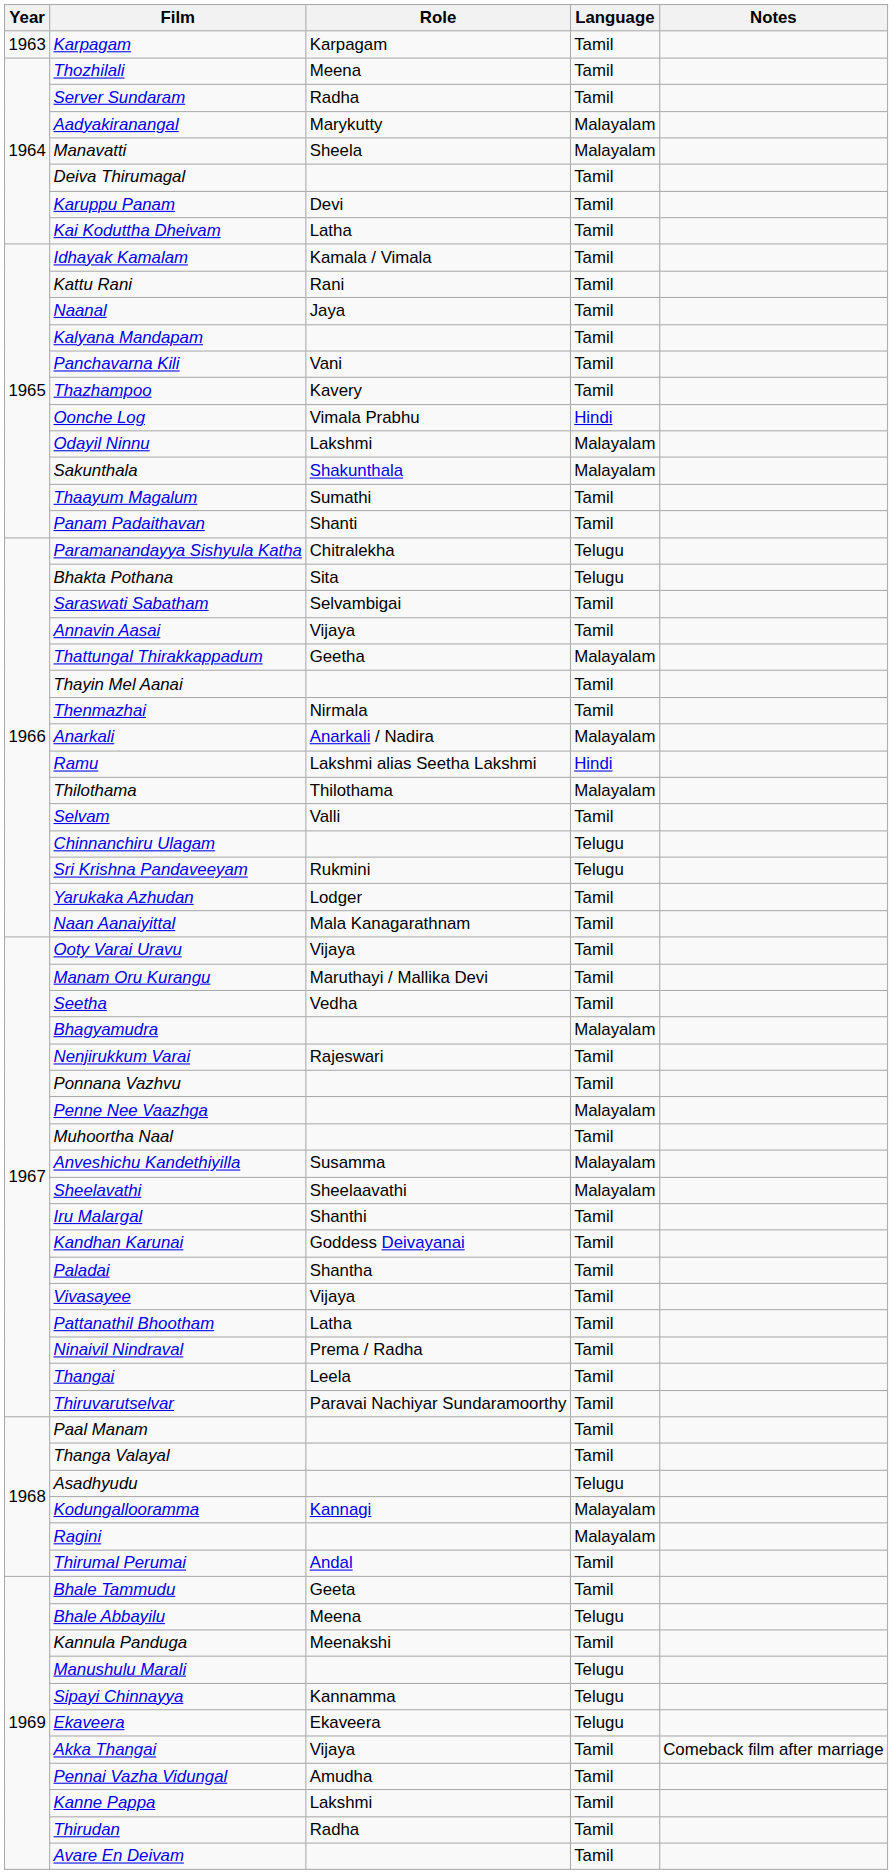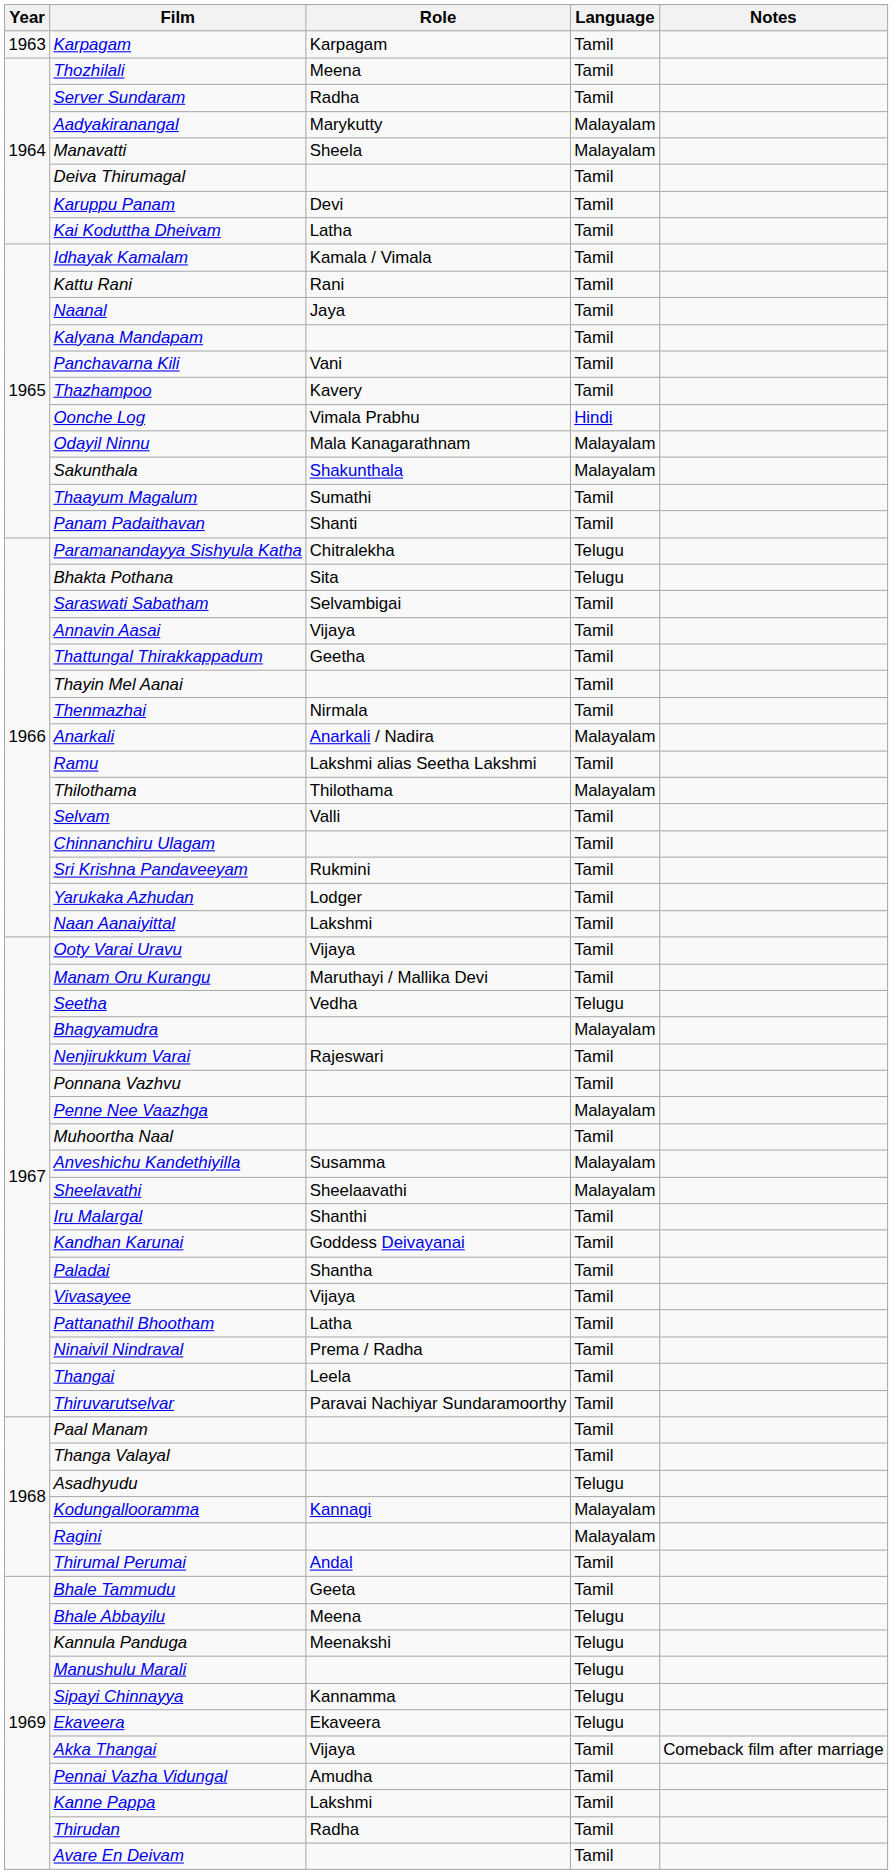(341, 444) Lakshmi -> (390, 444) Mala Kanagarathnam
(615, 657) Malayalam -> (594, 657) Tamil
(593, 763) Hindi -> (594, 763) Tamil
(599, 843) Telugu -> (594, 843) Tamil
(599, 870) Telugu -> (594, 870) Tamil
(390, 923) Mala Kanagarathnam -> (341, 923) Lakshmi
(594, 1003) Tamil -> (599, 1003) Telugu
(594, 1643) Tamil -> (599, 1643) Telugu
